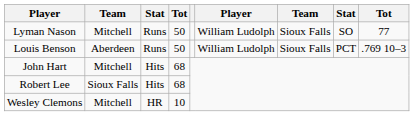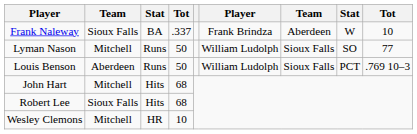+ row: (45, 31)
